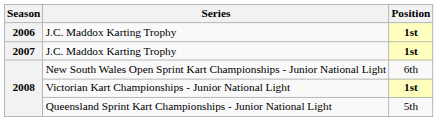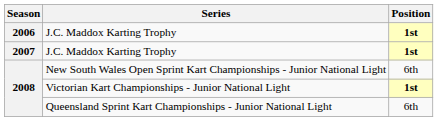(411, 106) 5th -> (411, 106) 6th
